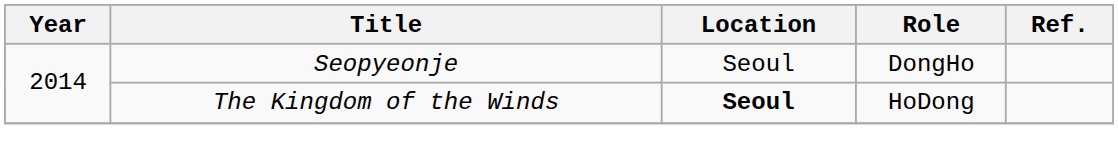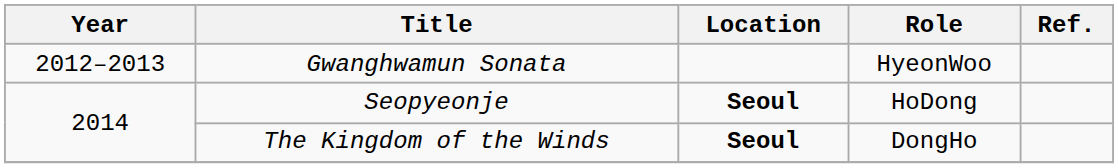+ row: (437, 64)
(759, 64) normal -> (763, 103) bold
(931, 64) DongHo -> (934, 103) HoDong
(931, 103) HoDong -> (934, 142) DongHo
